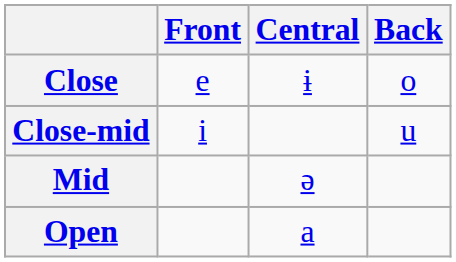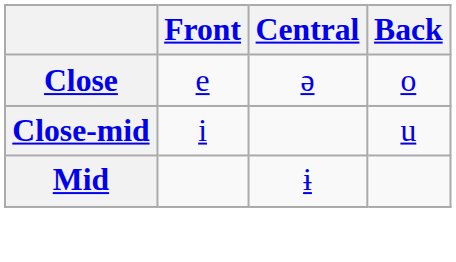(308, 79) ɨ -> (308, 79) ə
(308, 180) ə -> (308, 180) ɨ
- row: (81, 230)
